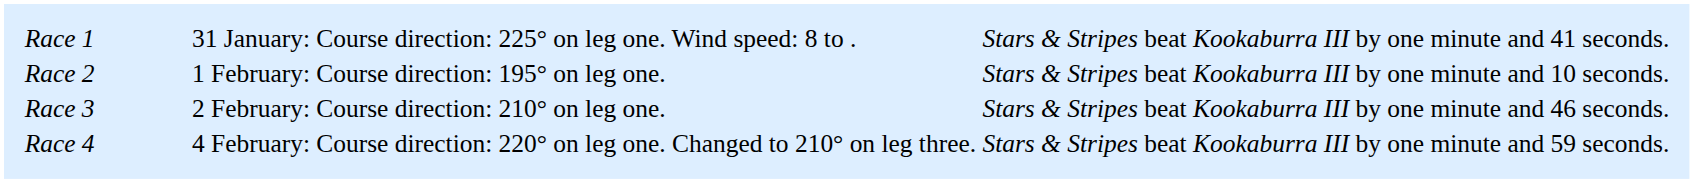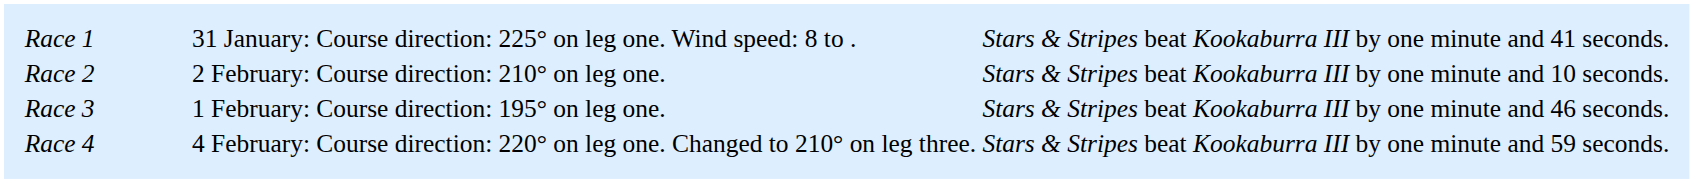(429, 73) 1 February: Course direction: 195° on leg one. -> (429, 73) 2 February: Course direction: 210° on leg one.
(429, 108) 2 February: Course direction: 210° on leg one. -> (429, 108) 1 February: Course direction: 195° on leg one.
